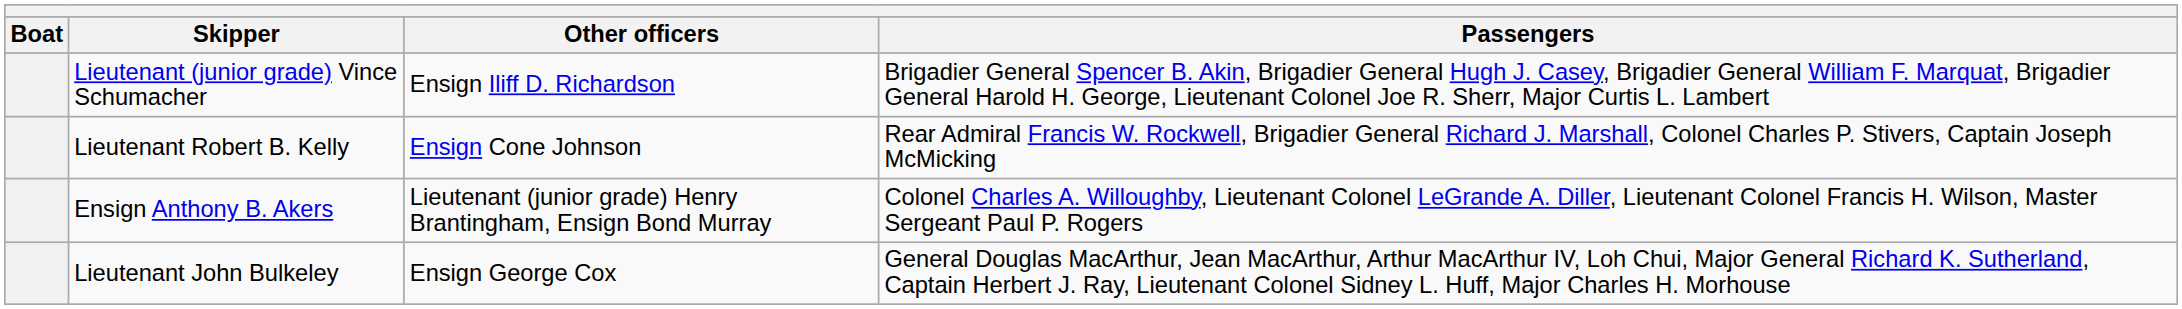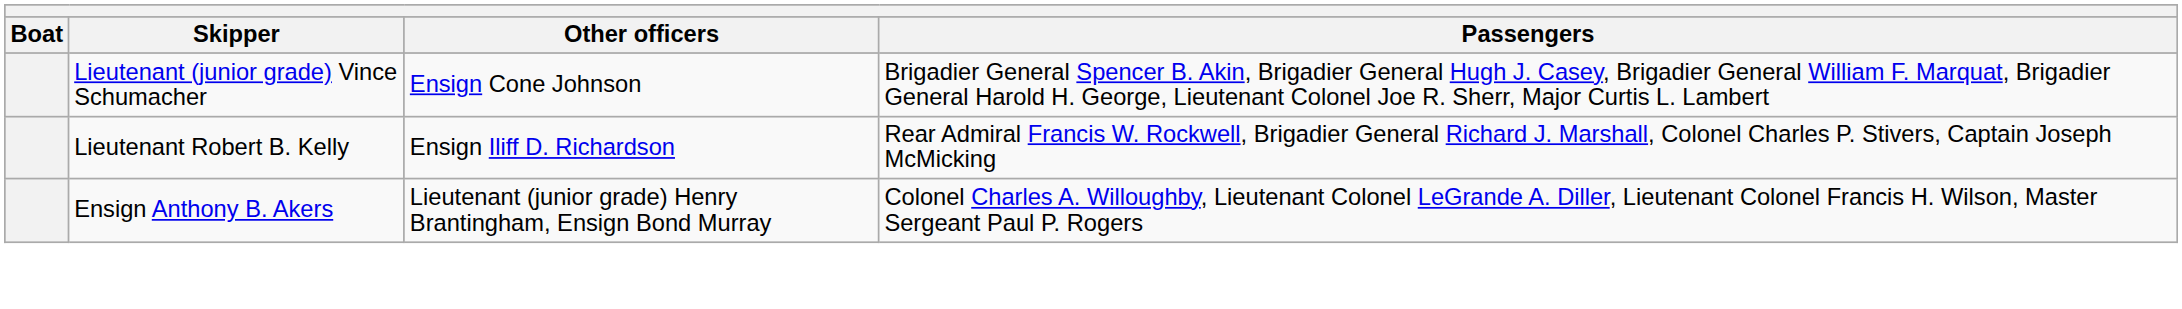(542, 84) Ensign Iliff D. Richardson -> (526, 84) Ensign Cone Johnson
(526, 147) Ensign Cone Johnson -> (542, 147) Ensign Iliff D. Richardson
- row: (206, 272)
